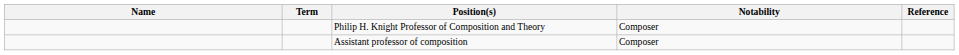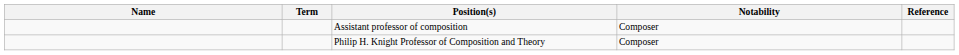rows swapped: (401, 42) <-> (440, 27)
